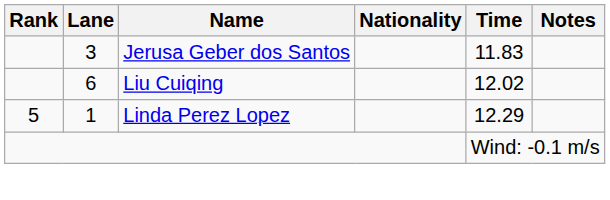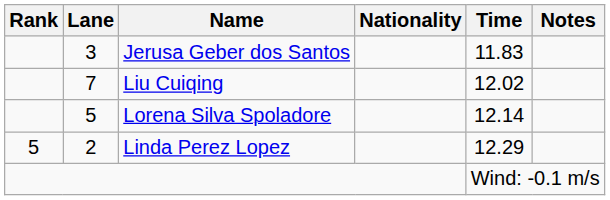(91, 83) 6 -> (91, 83) 7
+ row: (227, 115)
(91, 115) 1 -> (91, 147) 2
